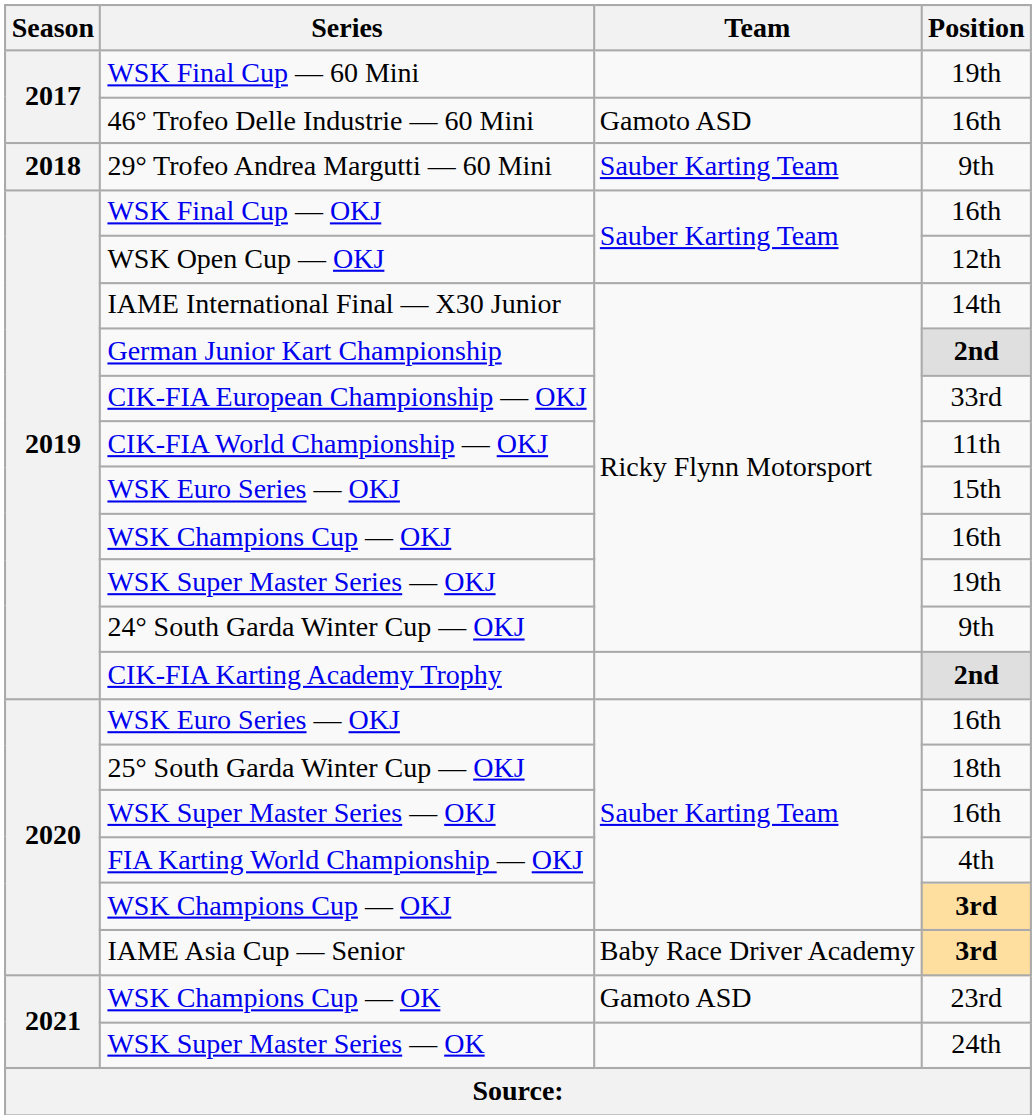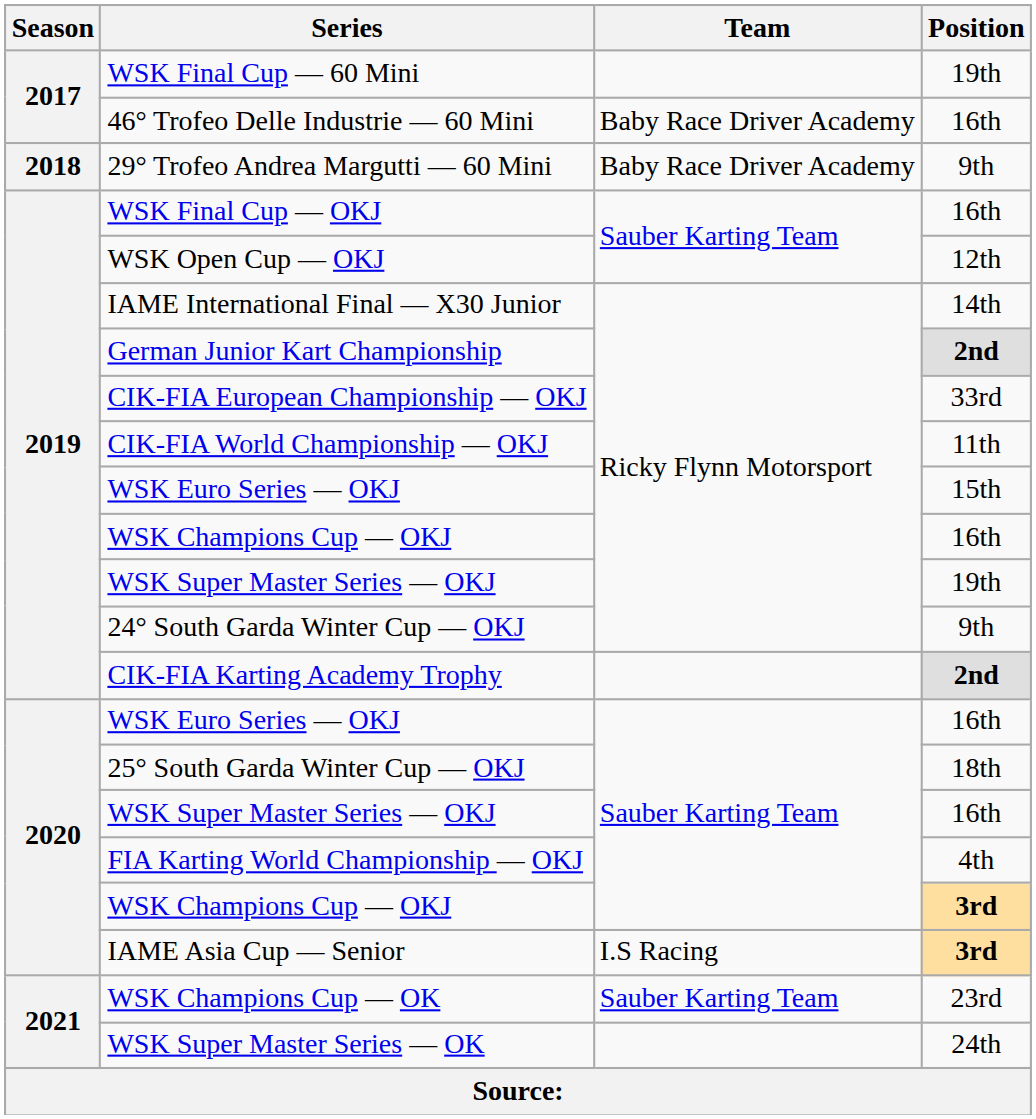(676, 119) Gamoto ASD -> (757, 119) Baby Race Driver Academy
(719, 165) Sauber Karting Team -> (757, 165) Baby Race Driver Academy
(757, 951) Baby Race Driver Academy -> (659, 951) I.S Racing
(676, 997) Gamoto ASD -> (719, 997) Sauber Karting Team
